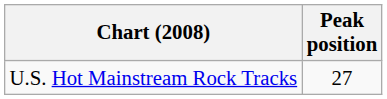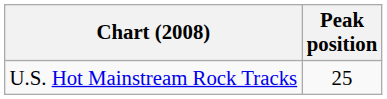(342, 77) 27 -> (342, 77) 25
